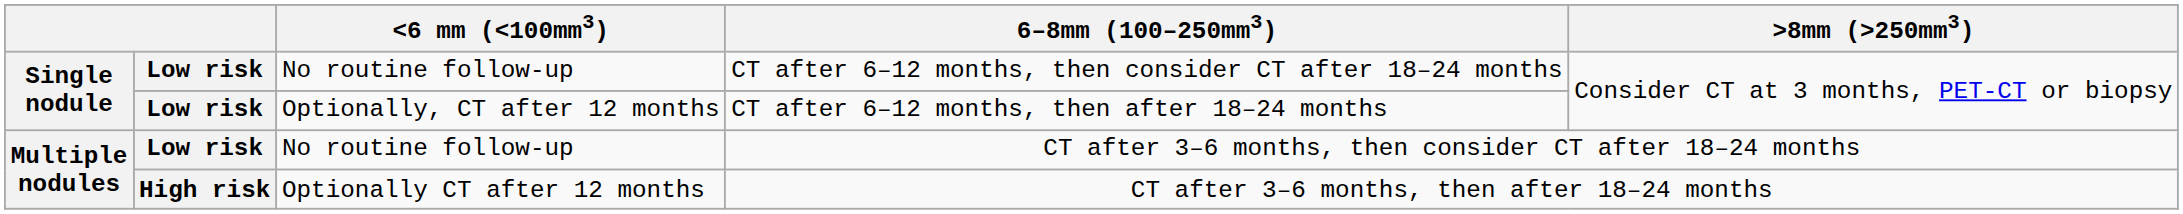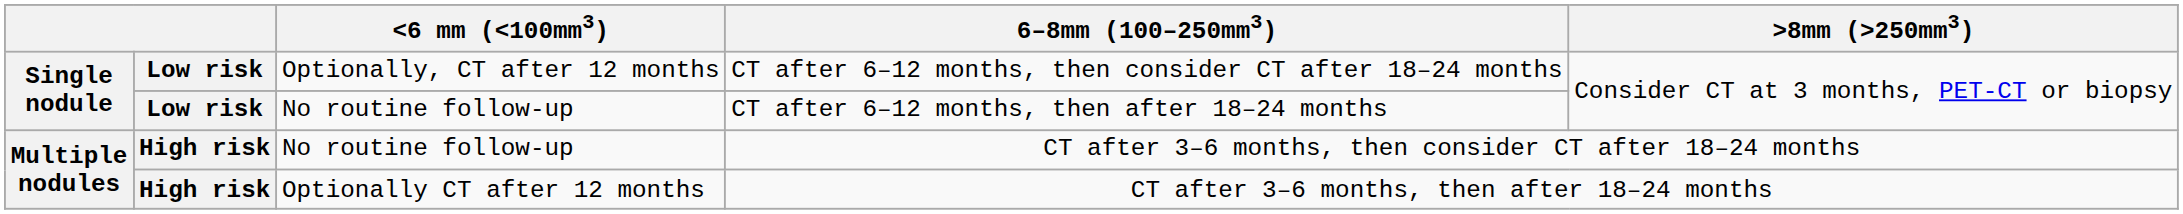(428, 71) No routine follow-up -> (501, 71) Optionally, CT after 12 months
(501, 110) Optionally, CT after 12 months -> (428, 110) No routine follow-up
(205, 150) Low risk -> (205, 150) High risk
